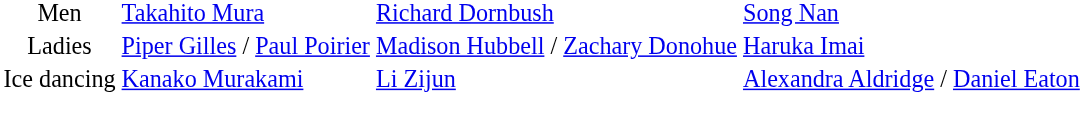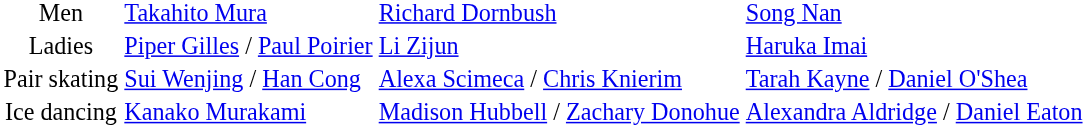(556, 46) Madison Hubbell / Zachary Donohue -> (419, 46) Li Zijun
+ row: (61, 79)
(416, 79) Li Zijun -> (559, 112) Madison Hubbell / Zachary Donohue
